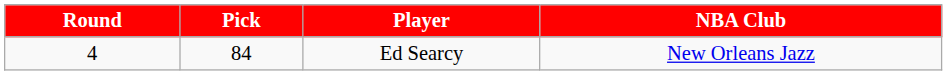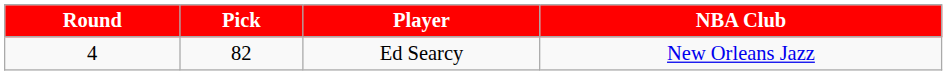(241, 53) 84 -> (241, 53) 82
